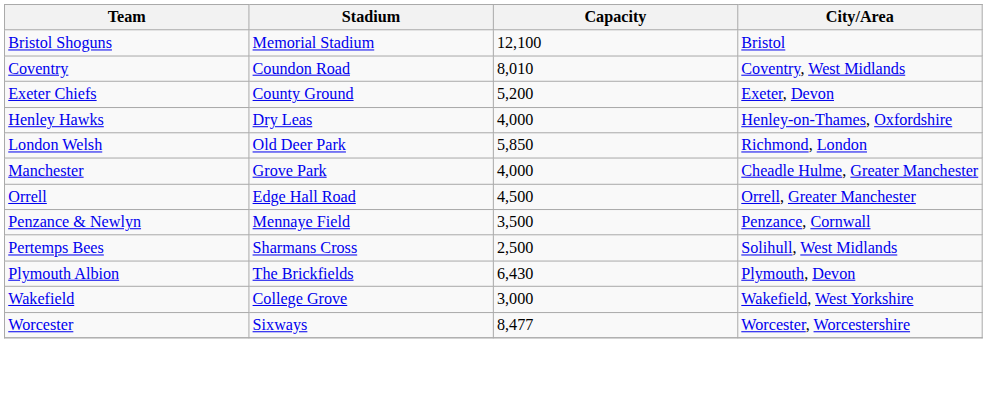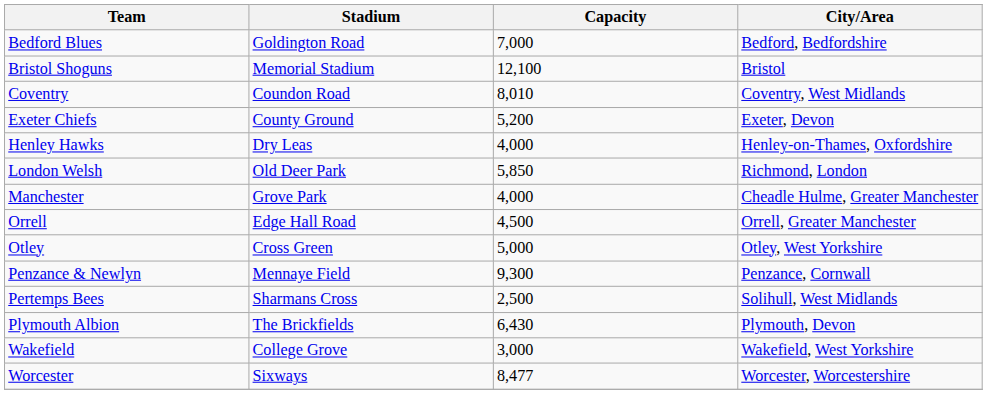+ row: (55, 42)
+ row: (26, 247)
(515, 222) 3,500 -> (515, 273) 9,300
